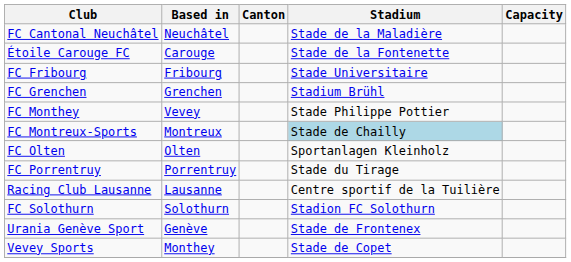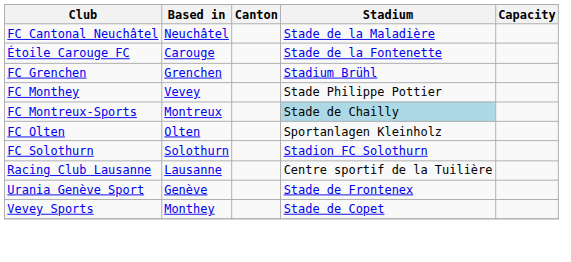- row: (47, 73)
- row: (54, 170)
rows swapped: (79, 190) <-> (51, 209)
